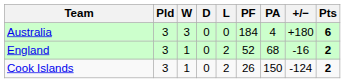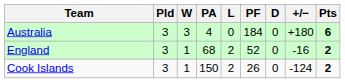columns swapped: (206, 13) <-> (273, 13)
